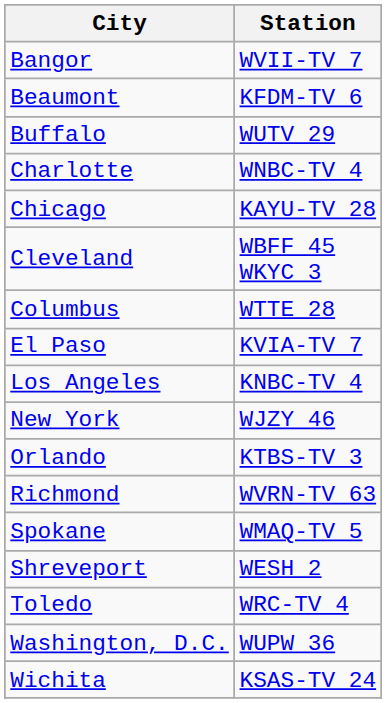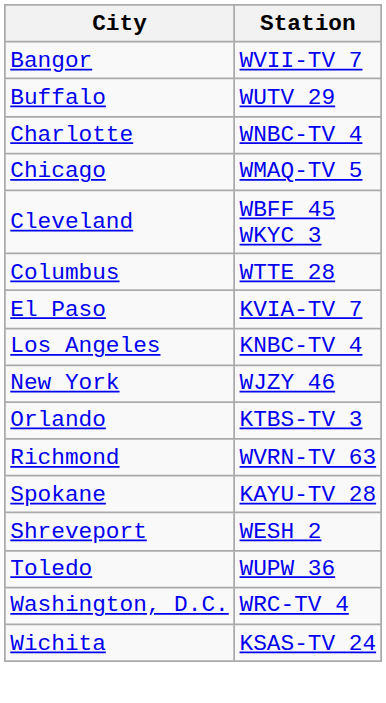- row: (65, 98)
(308, 209) KAYU-TV 28 -> (301, 172) WMAQ-TV 5
(301, 532) WMAQ-TV 5 -> (308, 495) KAYU-TV 28
(294, 606) WRC-TV 4 -> (287, 569) WUPW 36
(287, 643) WUPW 36 -> (294, 606) WRC-TV 4
